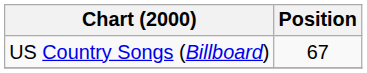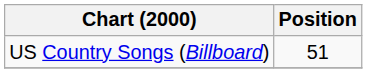(318, 51) 67 -> (318, 51) 51
